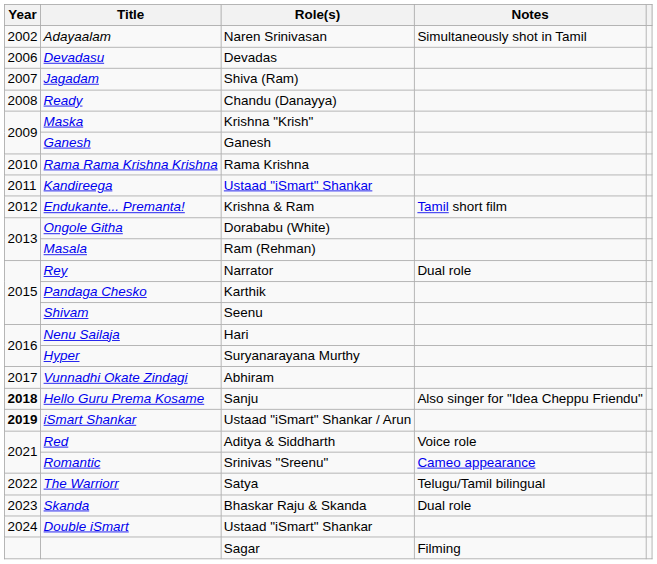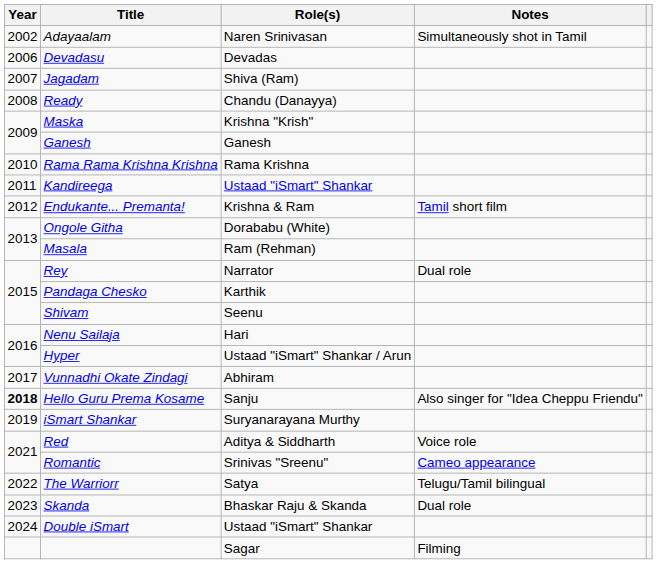(292, 356) Suryanarayana Murthy -> (318, 356) Ustaad "iSmart" Shankar / Arun
(22, 420) bold -> (22, 420) normal
(318, 420) Ustaad "iSmart" Shankar / Arun -> (292, 420) Suryanarayana Murthy
